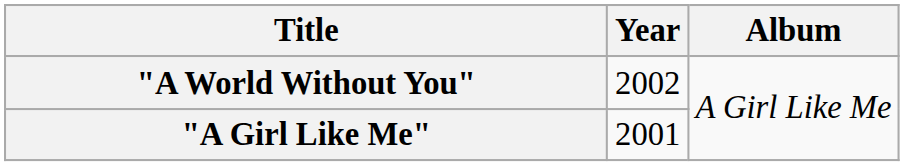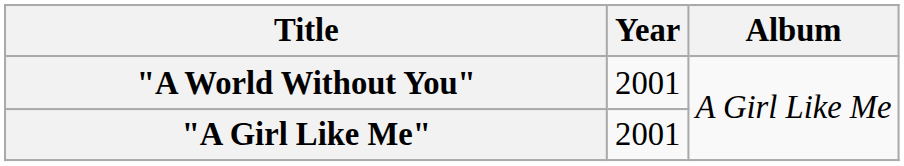(648, 82) 2002 -> (648, 82) 2001
